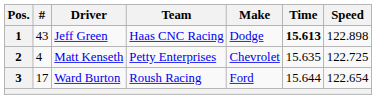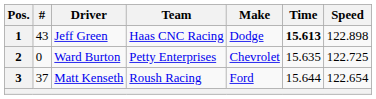(39, 57) 4 -> (39, 57) 0
(89, 57) Matt Kenseth -> (87, 57) Ward Burton
(42, 78) 17 -> (42, 78) 37
(87, 78) Ward Burton -> (89, 78) Matt Kenseth
